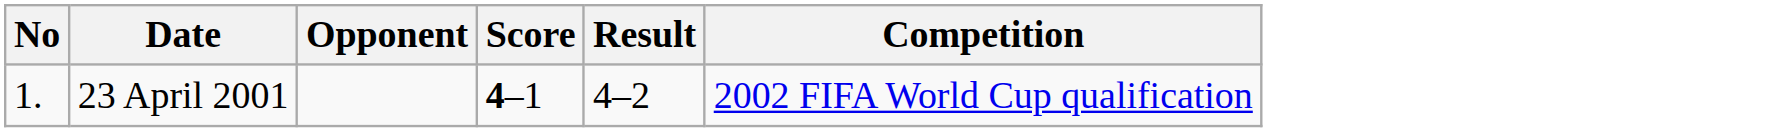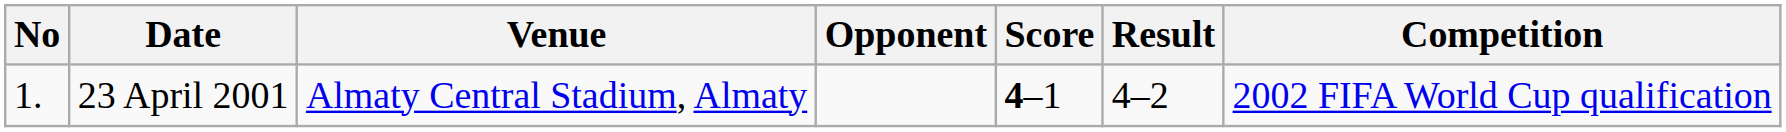+ column: (557, 34)
